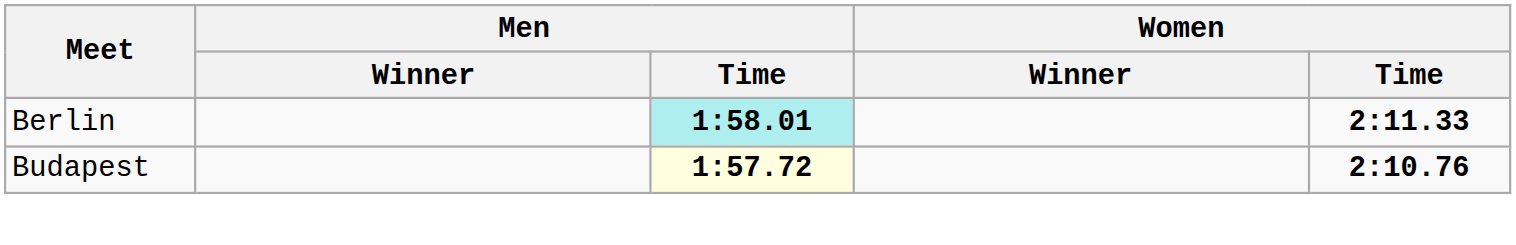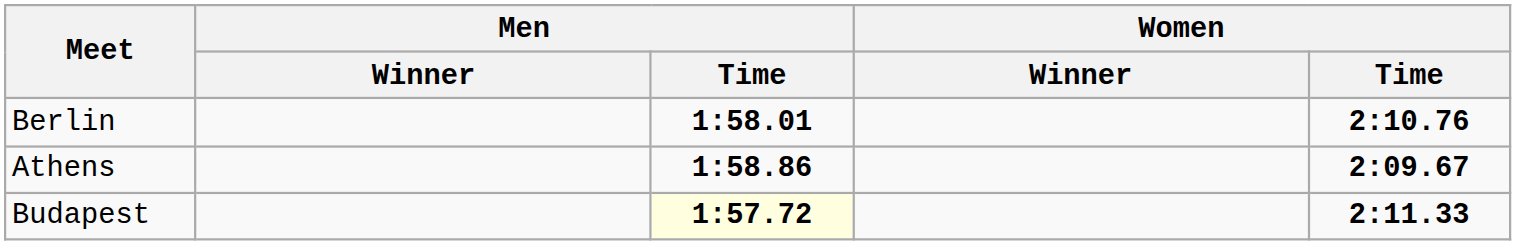(752, 122) paleturquoise background -> (752, 122) no background
(1409, 122) 2:11.33 -> (1409, 122) 2:10.76
+ row: (64, 169)
(1409, 169) 2:10.76 -> (1409, 216) 2:11.33
